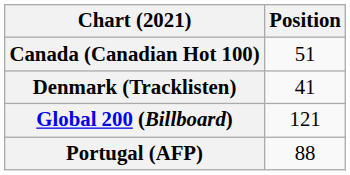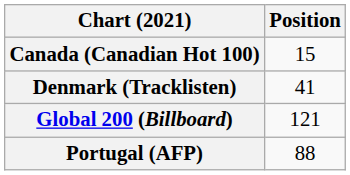(305, 53) 51 -> (305, 53) 15
